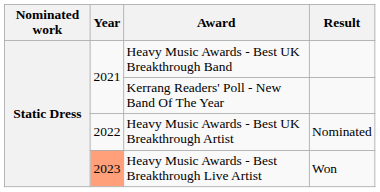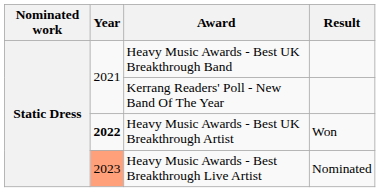(107, 132) normal -> (107, 132) bold
(342, 132) Nominated -> (325, 132) Won
(325, 168) Won -> (342, 168) Nominated
